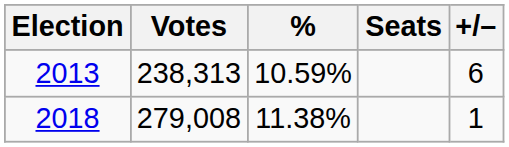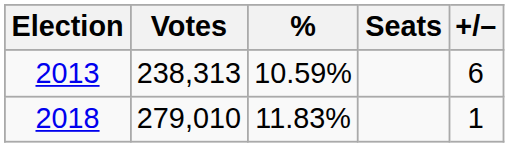(189, 118) 279,008 -> (189, 118) 279,010
(303, 118) 11.38% -> (303, 118) 11.83%
